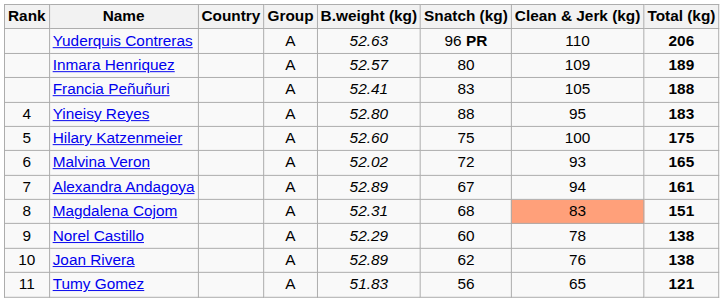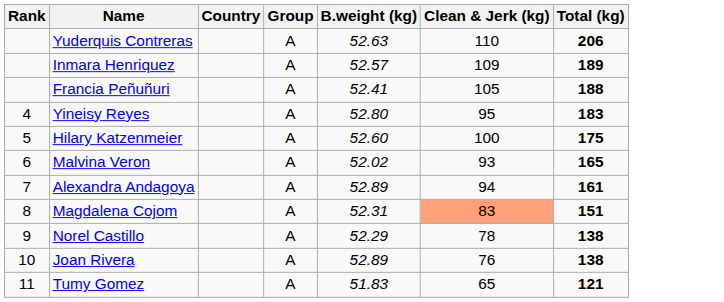- column: (466, 16)
